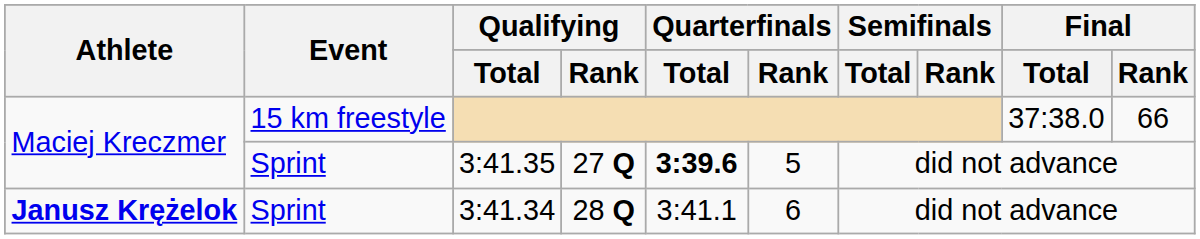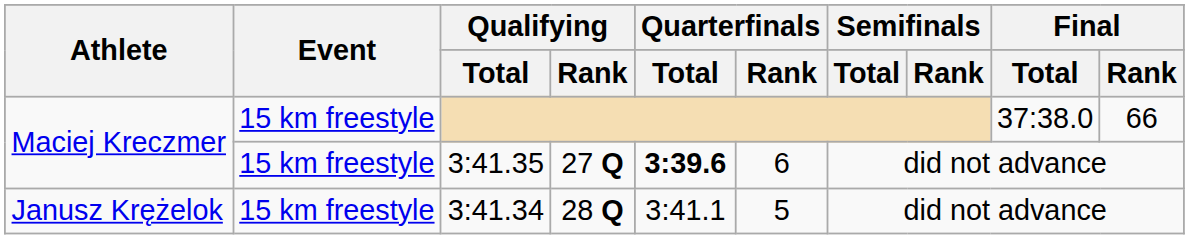(288, 164) Sprint -> (337, 164) 15 km freestyle
(793, 164) 5 -> (782, 164) 6
(124, 210) bold -> (117, 210) normal
(288, 210) Sprint -> (337, 210) 15 km freestyle
(793, 210) 6 -> (782, 210) 5
